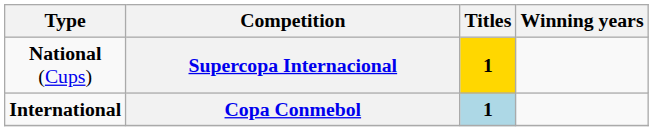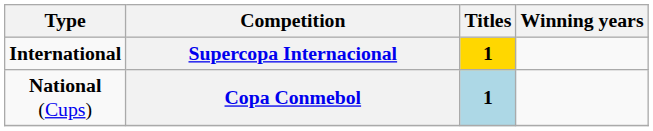(65, 65) National (Cups) -> (65, 53) International
(65, 109) International -> (65, 97) National (Cups)
